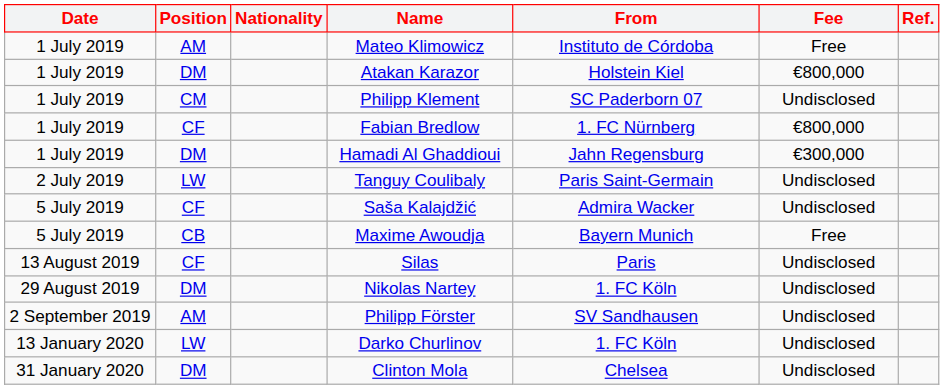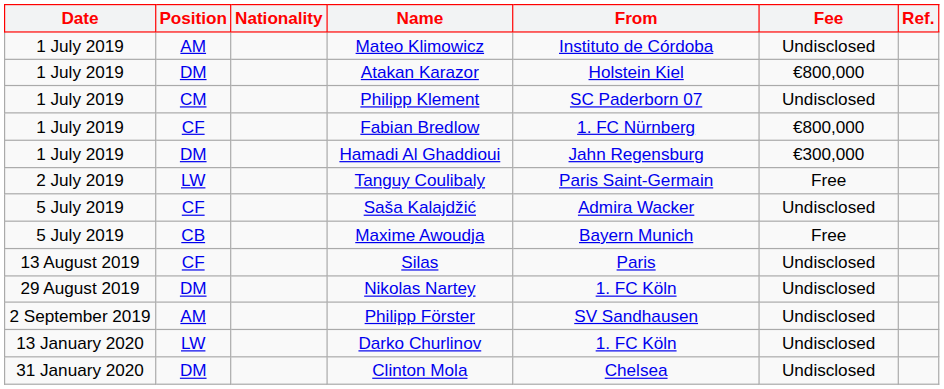(829, 46) Free -> (829, 46) Undisclosed
(829, 181) Undisclosed -> (829, 181) Free
